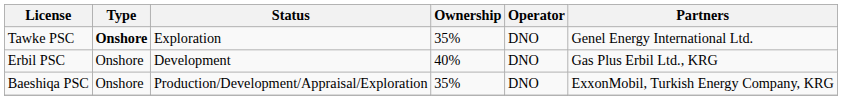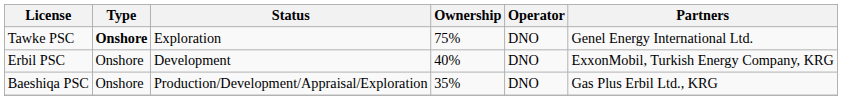(447, 38) 35% -> (447, 38) 75%
(645, 60) Gas Plus Erbil Ltd., KRG -> (703, 60) ExxonMobil, Turkish Energy Company, KRG
(703, 83) ExxonMobil, Turkish Energy Company, KRG -> (645, 83) Gas Plus Erbil Ltd., KRG
